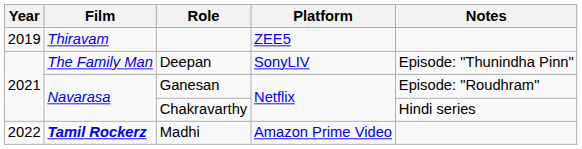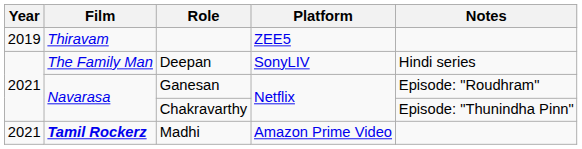(486, 62) Episode: "Thunindha Pinn" -> (437, 62) Hindi series
(437, 109) Hindi series -> (486, 109) Episode: "Thunindha Pinn"
(24, 132) 2022 -> (24, 132) 2021
